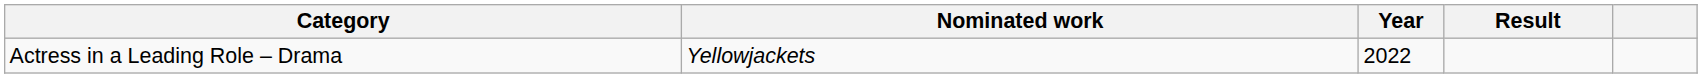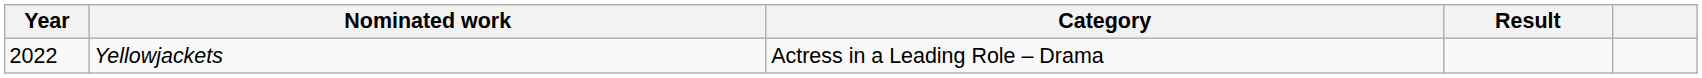columns swapped: (1401, 21) <-> (343, 21)
